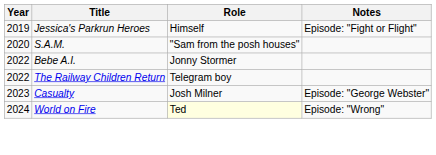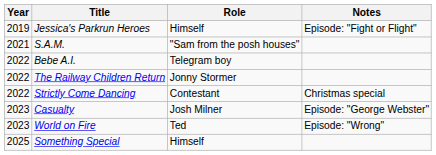(18, 45) 2020 -> (18, 45) 2021
(203, 61) Jonny Stormer -> (201, 61) Telegram boy
(201, 77) Telegram boy -> (203, 77) Jonny Stormer
+ row: (85, 93)
(18, 110) 2024 -> (18, 126) 2023
(178, 110) lightyellow background -> (178, 126) no background
+ row: (77, 142)
